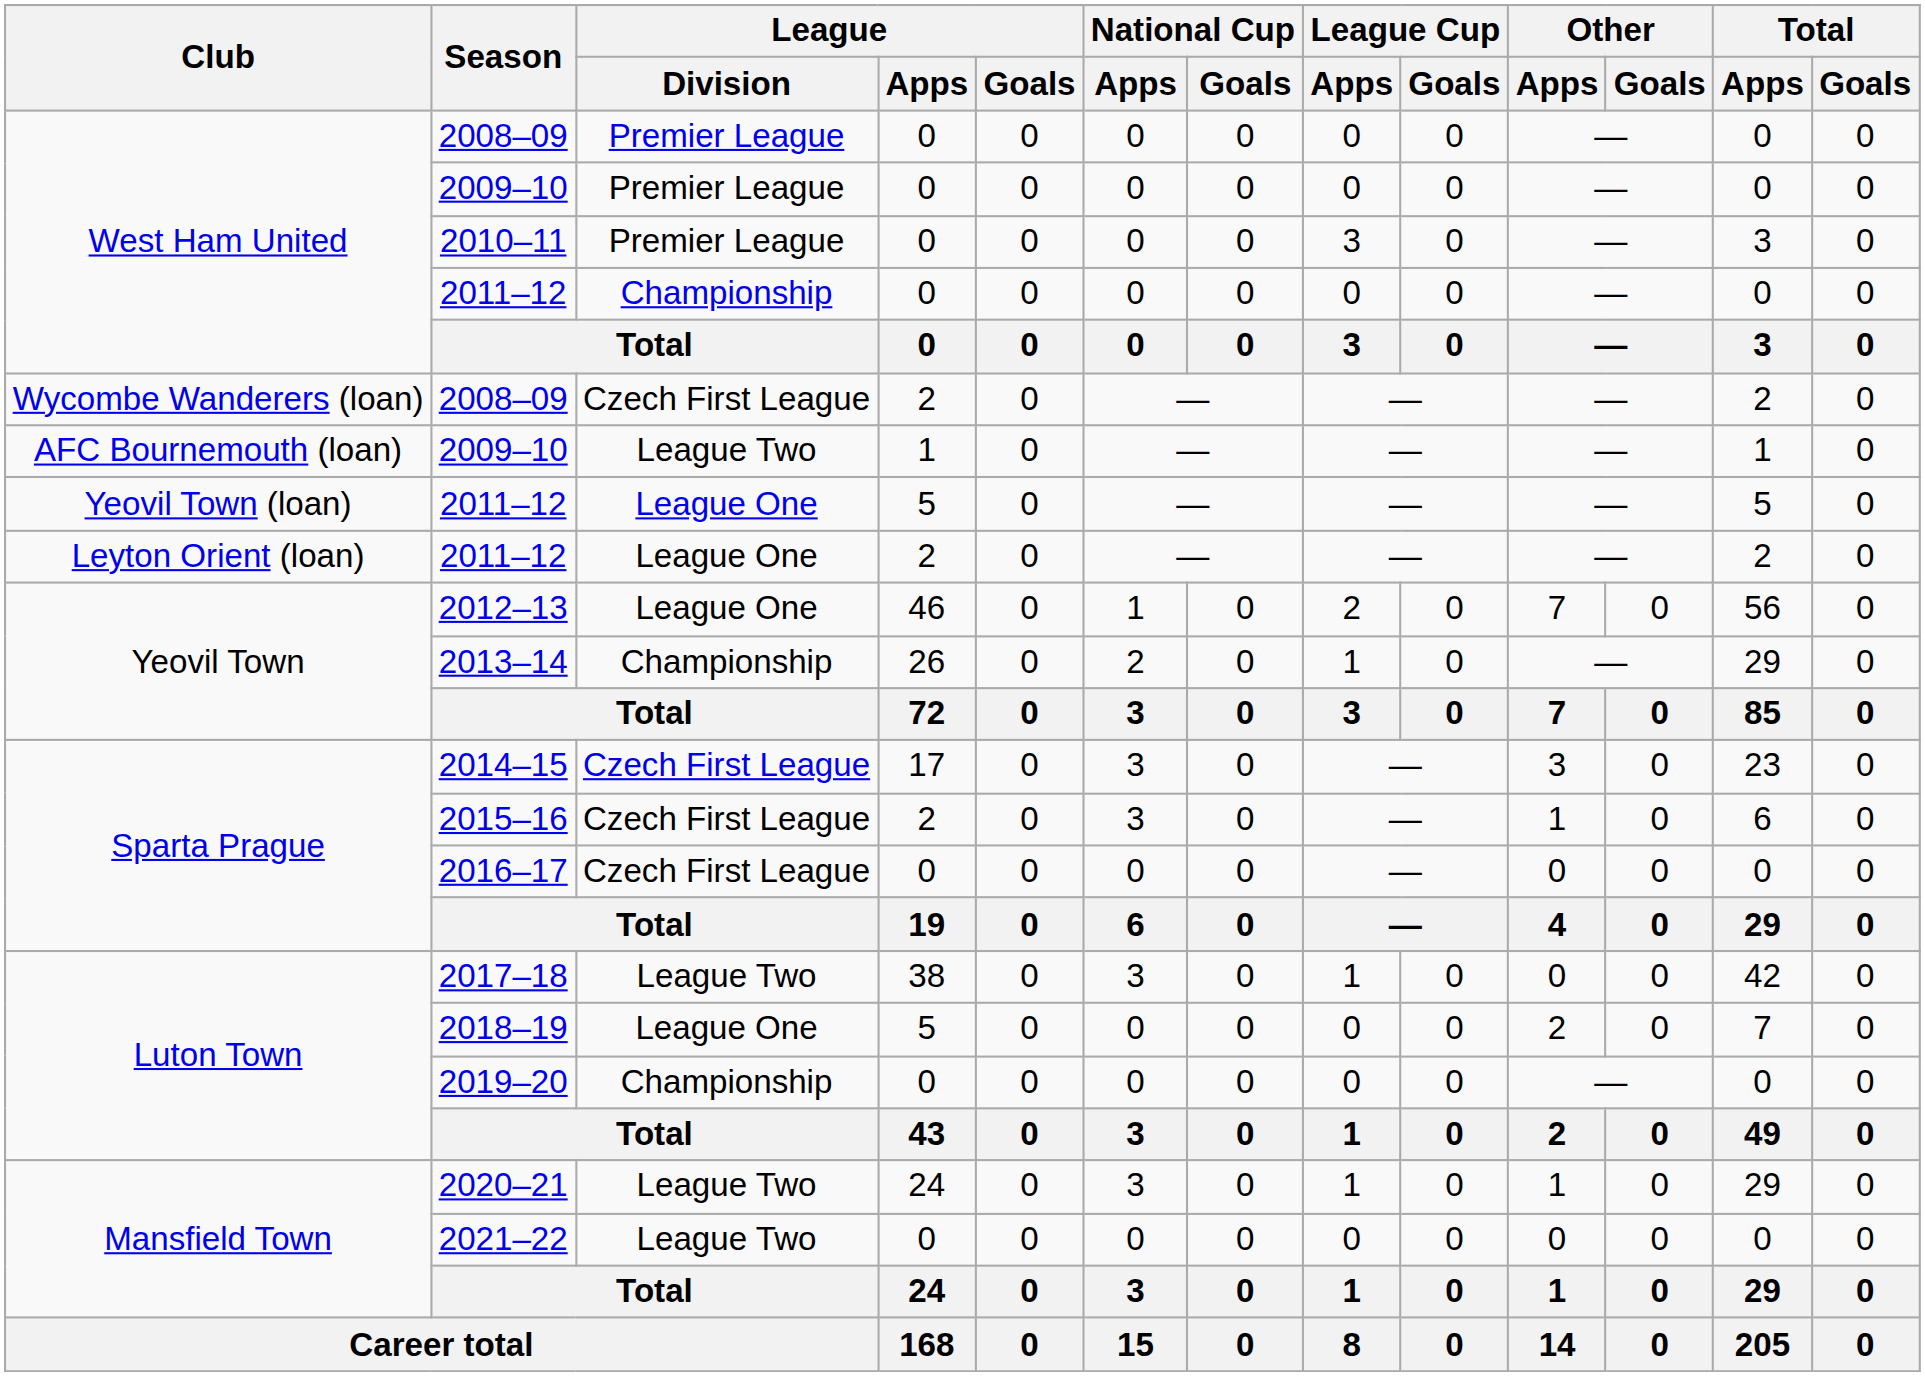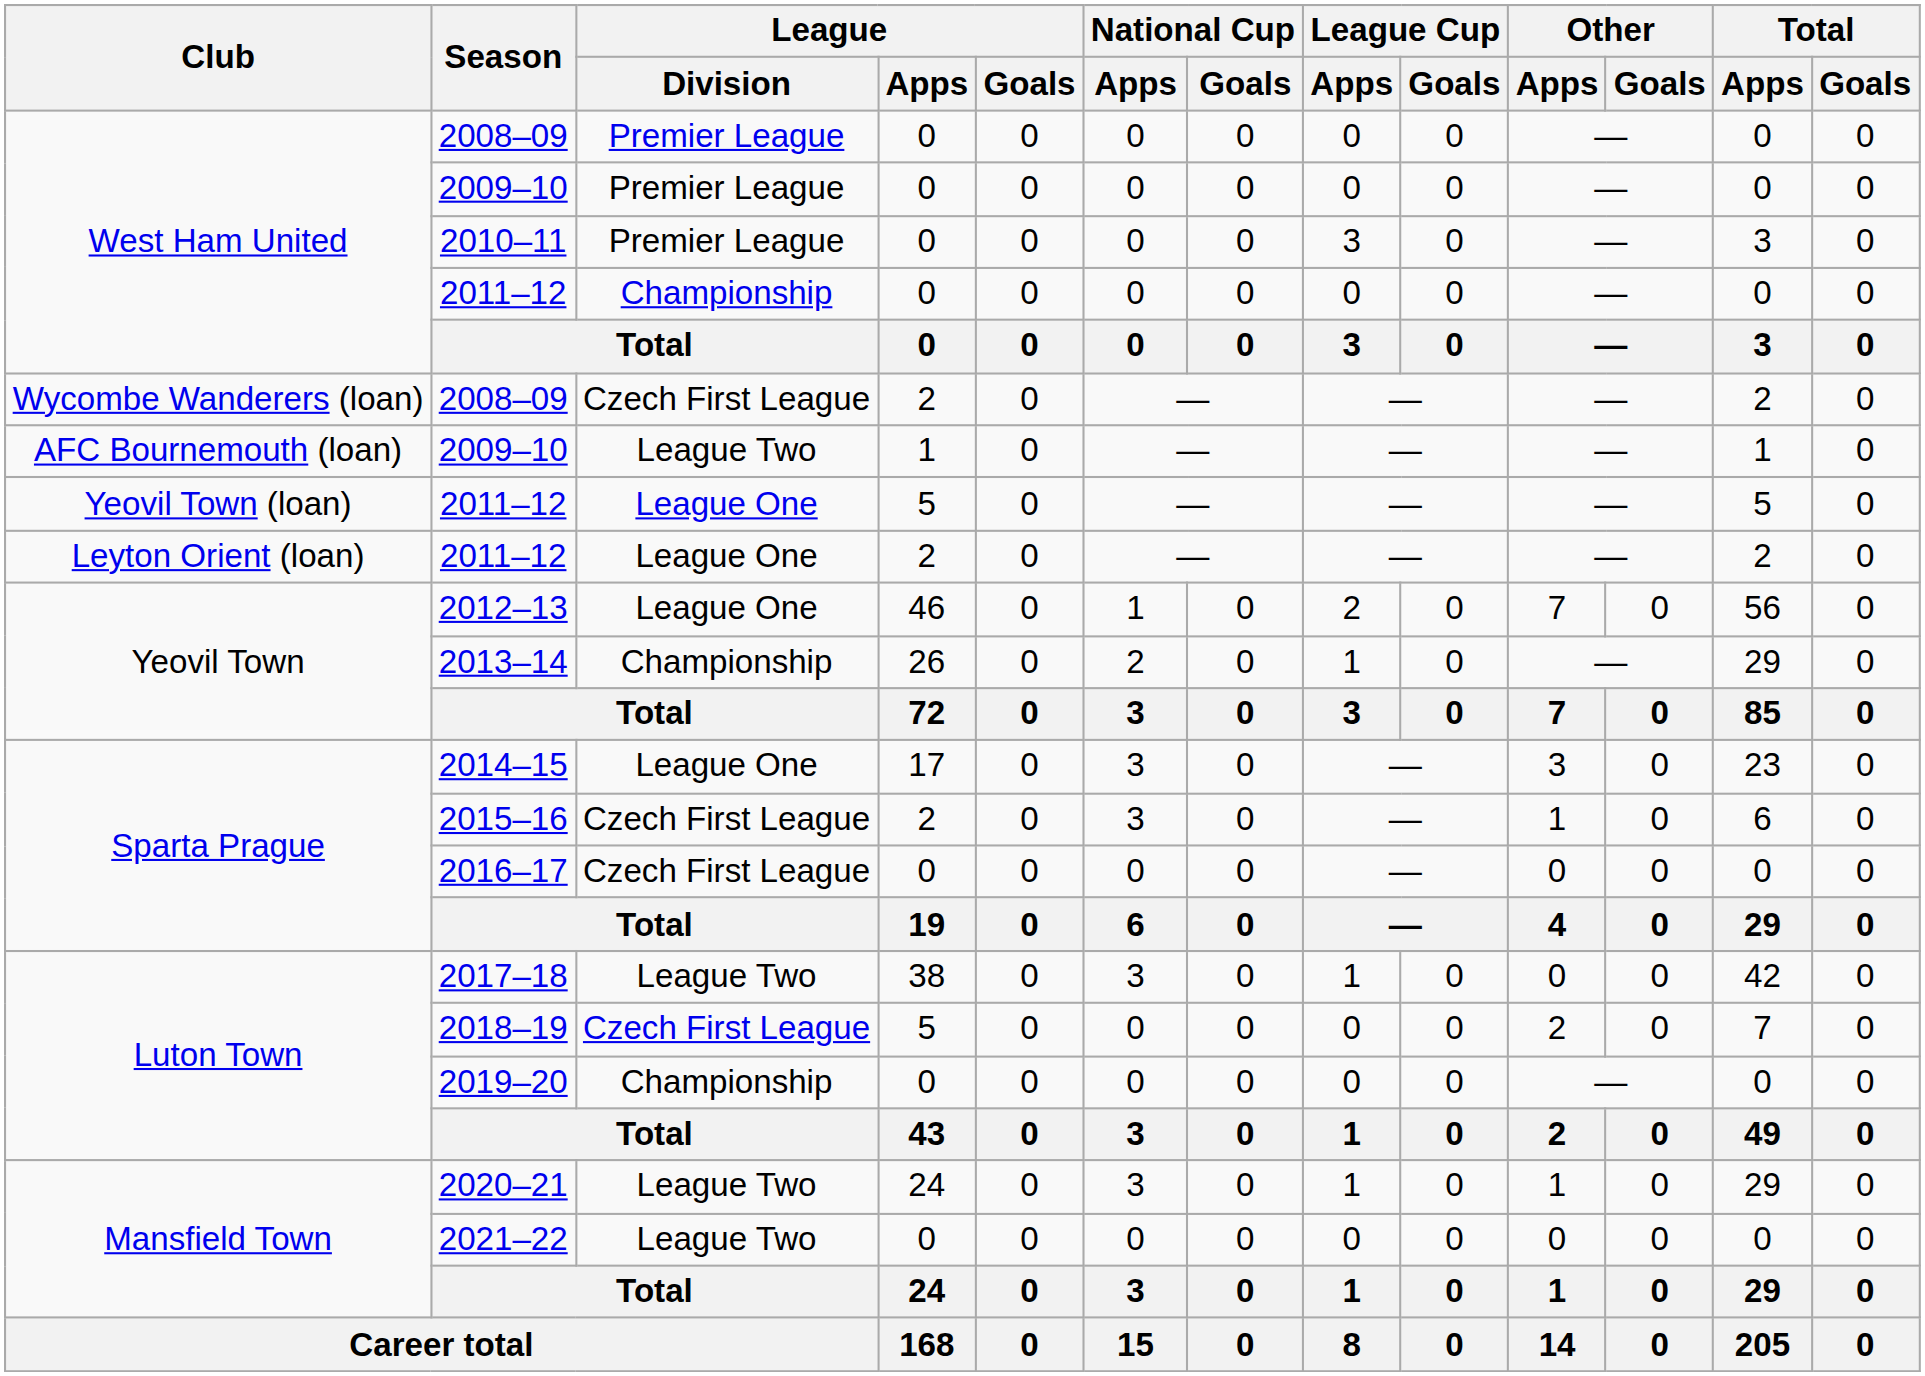(727, 766) Czech First League -> (727, 766) League One
(727, 1028) League One -> (727, 1028) Czech First League
